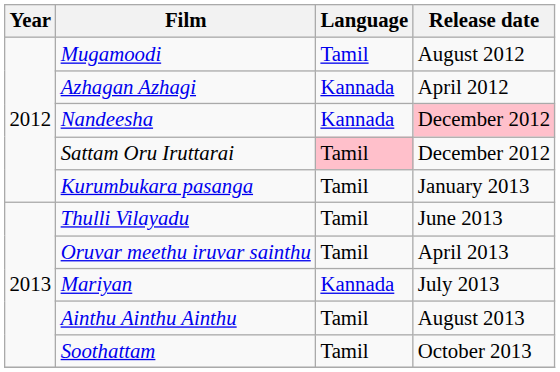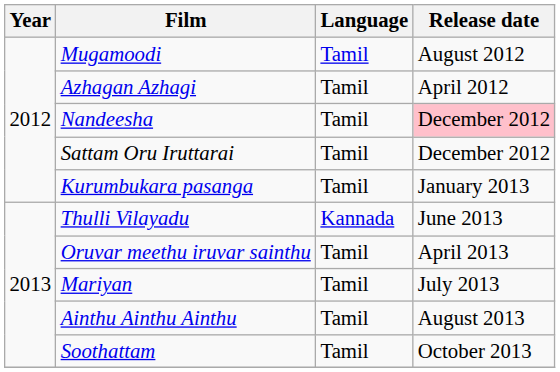(357, 86) Kannada -> (344, 86) Tamil
(357, 119) Kannada -> (344, 119) Tamil
(344, 152) pink background -> (344, 152) no background
(344, 218) Tamil -> (357, 218) Kannada
(357, 284) Kannada -> (344, 284) Tamil
